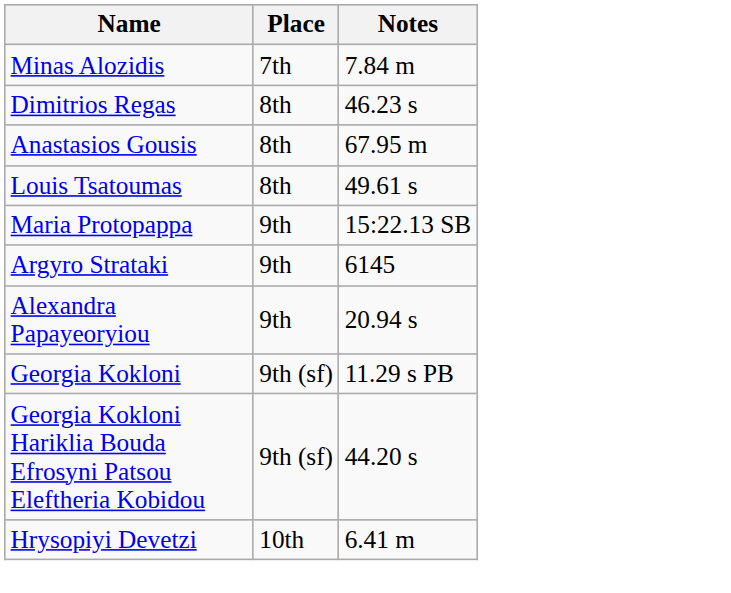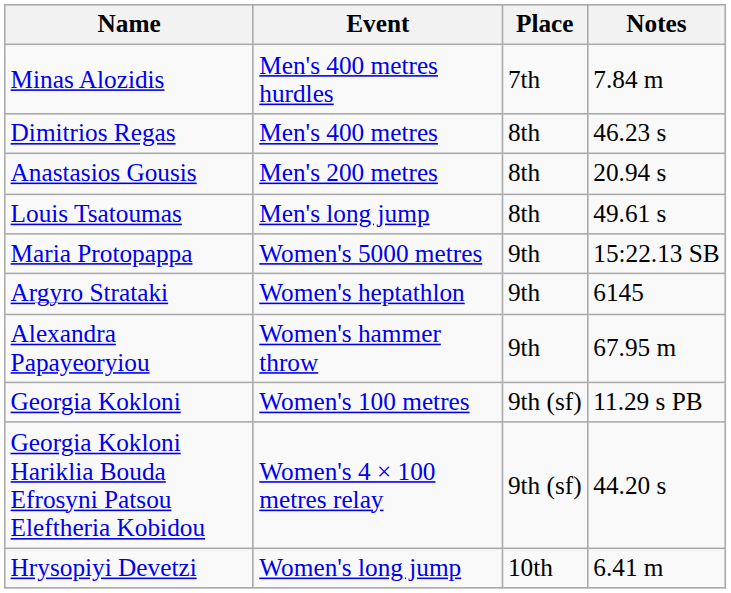+ column: (378, 24)
(386, 144) 67.95 m -> (630, 173) 20.94 s
(381, 319) 20.94 s -> (635, 347) 67.95 m
